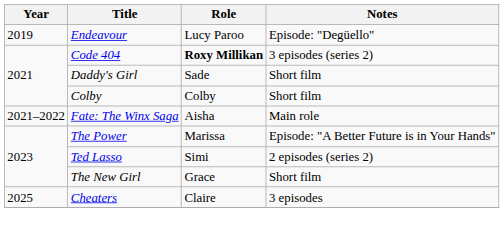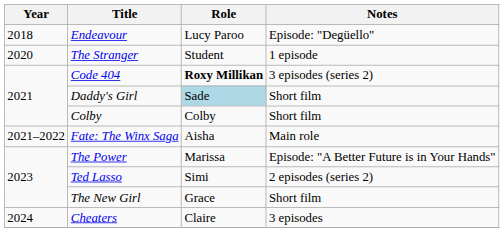(20, 34) 2019 -> (20, 34) 2018
+ row: (104, 55)
(197, 75) no background -> (197, 95) lightblue background
(20, 197) 2025 -> (20, 217) 2024
